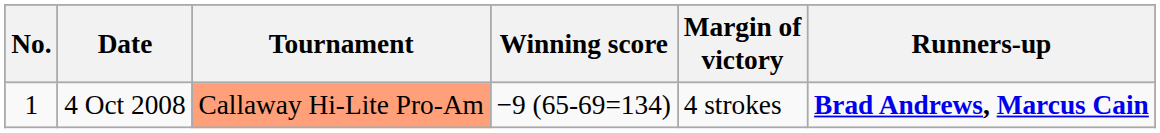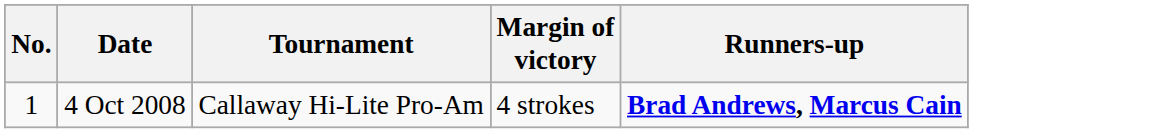- column: (584, 43)
(341, 104) lightsalmon background -> (341, 104) no background
